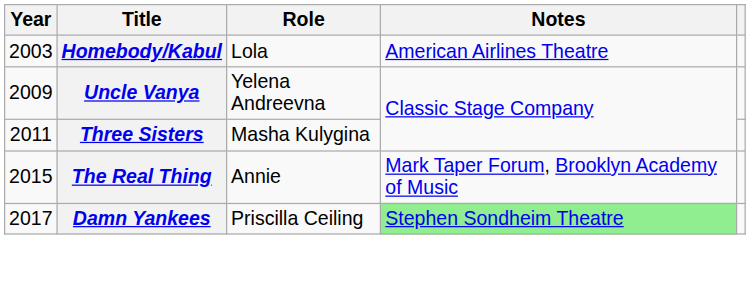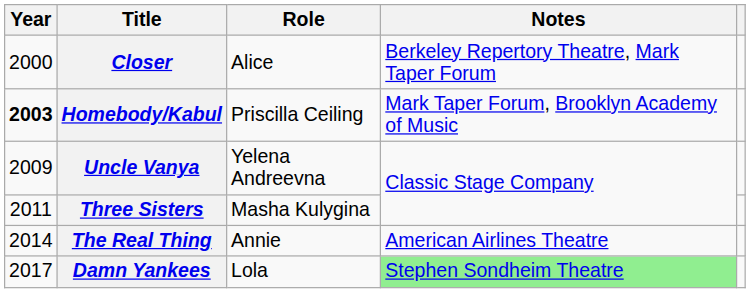+ row: (142, 61)
(31, 50) normal -> (31, 114) bold
(249, 50) Lola -> (297, 114) Priscilla Ceiling
(497, 50) American Airlines Theatre -> (551, 114) Mark Taper Forum, Brooklyn Academy of Music
(31, 176) 2015 -> (31, 240) 2014
(551, 176) Mark Taper Forum, Brooklyn Academy of Music -> (497, 240) American Airlines Theatre
(297, 218) Priscilla Ceiling -> (249, 271) Lola
